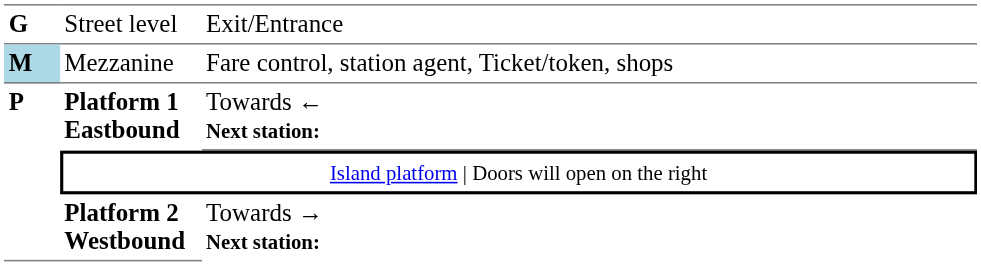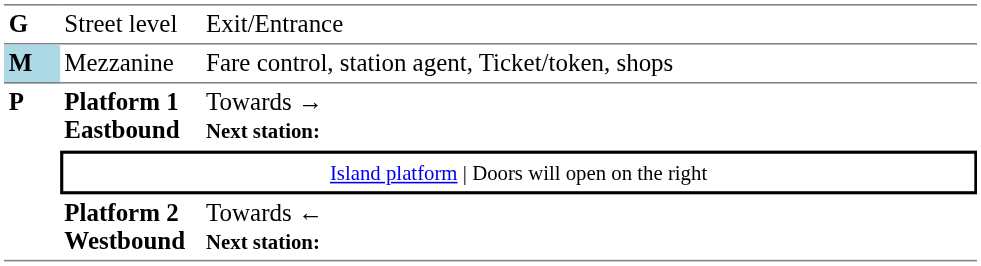(264, 116) Towards ← Next station: -> (264, 116) Towards → Next station:
(264, 226) Towards → Next station: -> (264, 226) Towards ← Next station:
